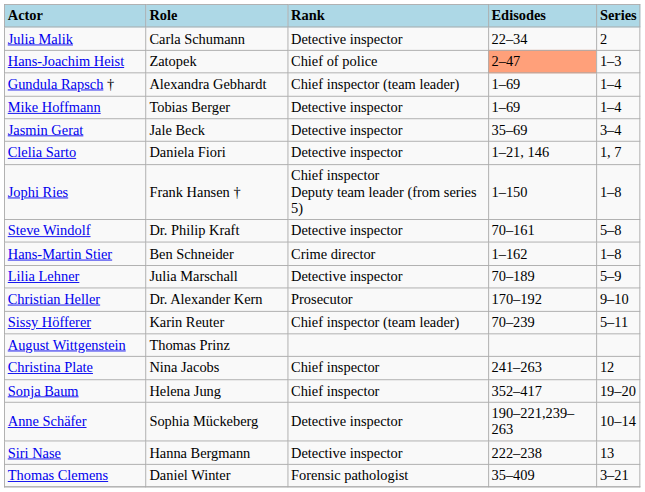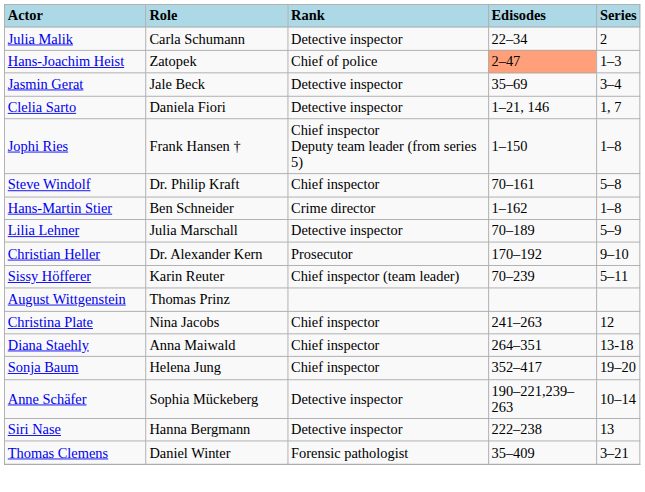- row: (61, 84)
- row: (54, 107)
(347, 231) Detective inspector -> (335, 185) Chief inspector
+ row: (48, 345)
